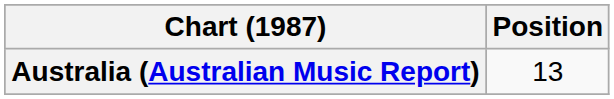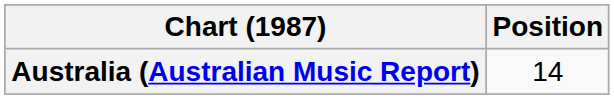(548, 71) 13 -> (548, 71) 14
